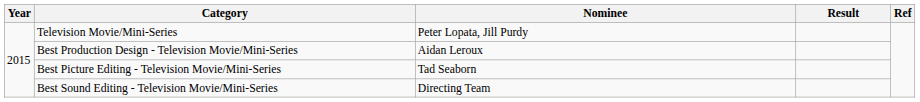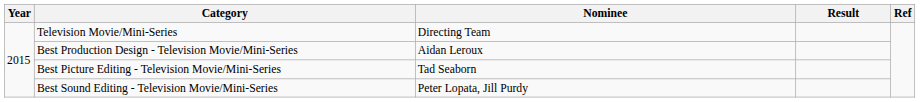(473, 32) Peter Lopata, Jill Purdy -> (454, 32) Directing Team
(454, 87) Directing Team -> (473, 87) Peter Lopata, Jill Purdy
